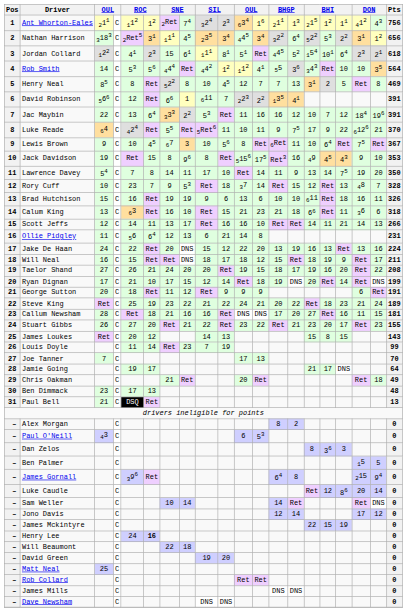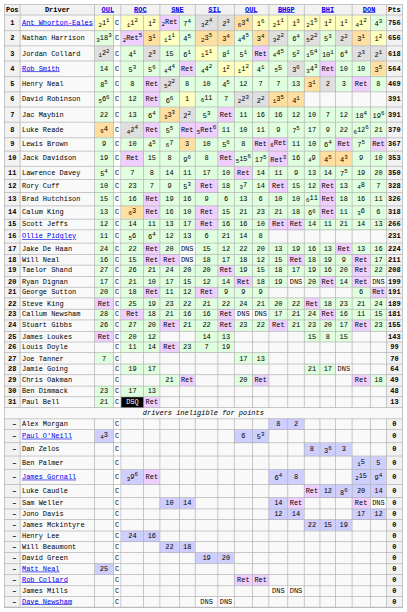(344, 84) 5 -> (344, 84) 3
(187, 199) 19 -> (187, 199) 16
(296, 315) 20 -> (296, 315) 21
(312, 315) 27 -> (312, 315) 24
(152, 536) bold -> (152, 536) normal
